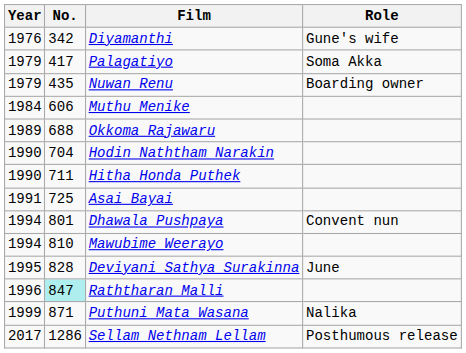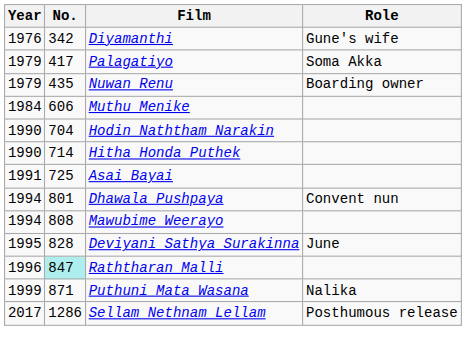- row: (152, 130)
(61, 176) 711 -> (61, 153) 714
(61, 245) 810 -> (61, 222) 808
